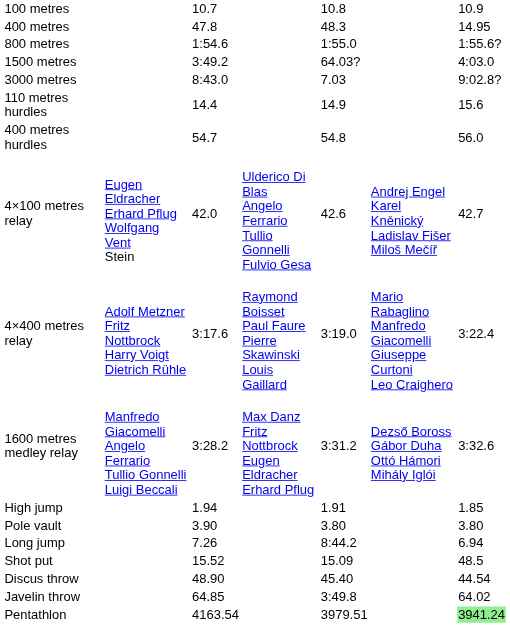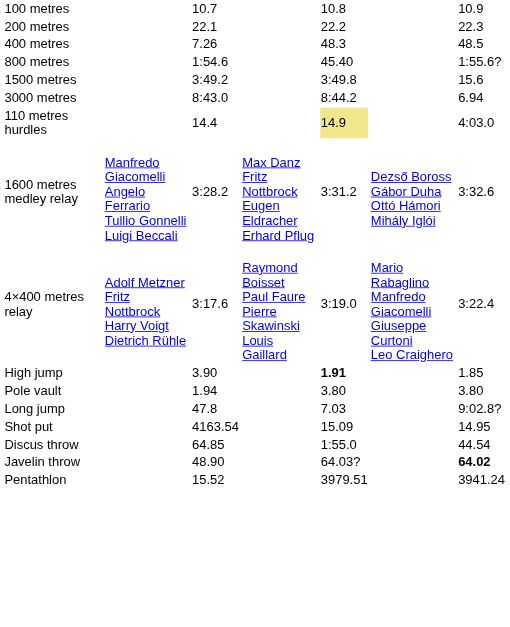+ row: (37, 26)
(205, 26) 47.8 -> (205, 44) 7.26
(474, 26) 14.95 -> (471, 44) 48.5
(339, 44) 1:55.0 -> (337, 62) 45.40
(341, 62) 64.03? -> (339, 80) 3:49.8
(476, 62) 4:03.0 -> (471, 80) 15.6
(333, 80) 7.03 -> (339, 97) 8:44.2
(480, 80) 9:02.8? -> (471, 97) 6.94
(333, 105) no background -> (333, 123) khaki background
(471, 105) 15.6 -> (476, 123) 4:03.0
- row: (37, 137)
- row: (44, 213)
rows swapped: (44, 333) <-> (41, 446)
(205, 507) 1.94 -> (205, 373) 3.90
(333, 507) normal -> (333, 373) bold
(205, 525) 3.90 -> (205, 391) 1.94
(205, 543) 7.26 -> (205, 408) 47.8
(339, 543) 8:44.2 -> (333, 408) 7.03
(471, 543) 6.94 -> (480, 408) 9:02.8?
(208, 561) 15.52 -> (216, 426) 4163.54
(471, 561) 48.5 -> (474, 426) 14.95
(208, 579) 48.90 -> (208, 444) 64.85
(337, 579) 45.40 -> (339, 444) 1:55.0
(208, 596) 64.85 -> (208, 462) 48.90
(339, 596) 3:49.8 -> (341, 462) 64.03?
(474, 596) normal -> (474, 462) bold
(216, 614) 4163.54 -> (208, 480) 15.52
(482, 614) lightgreen background -> (482, 480) no background
